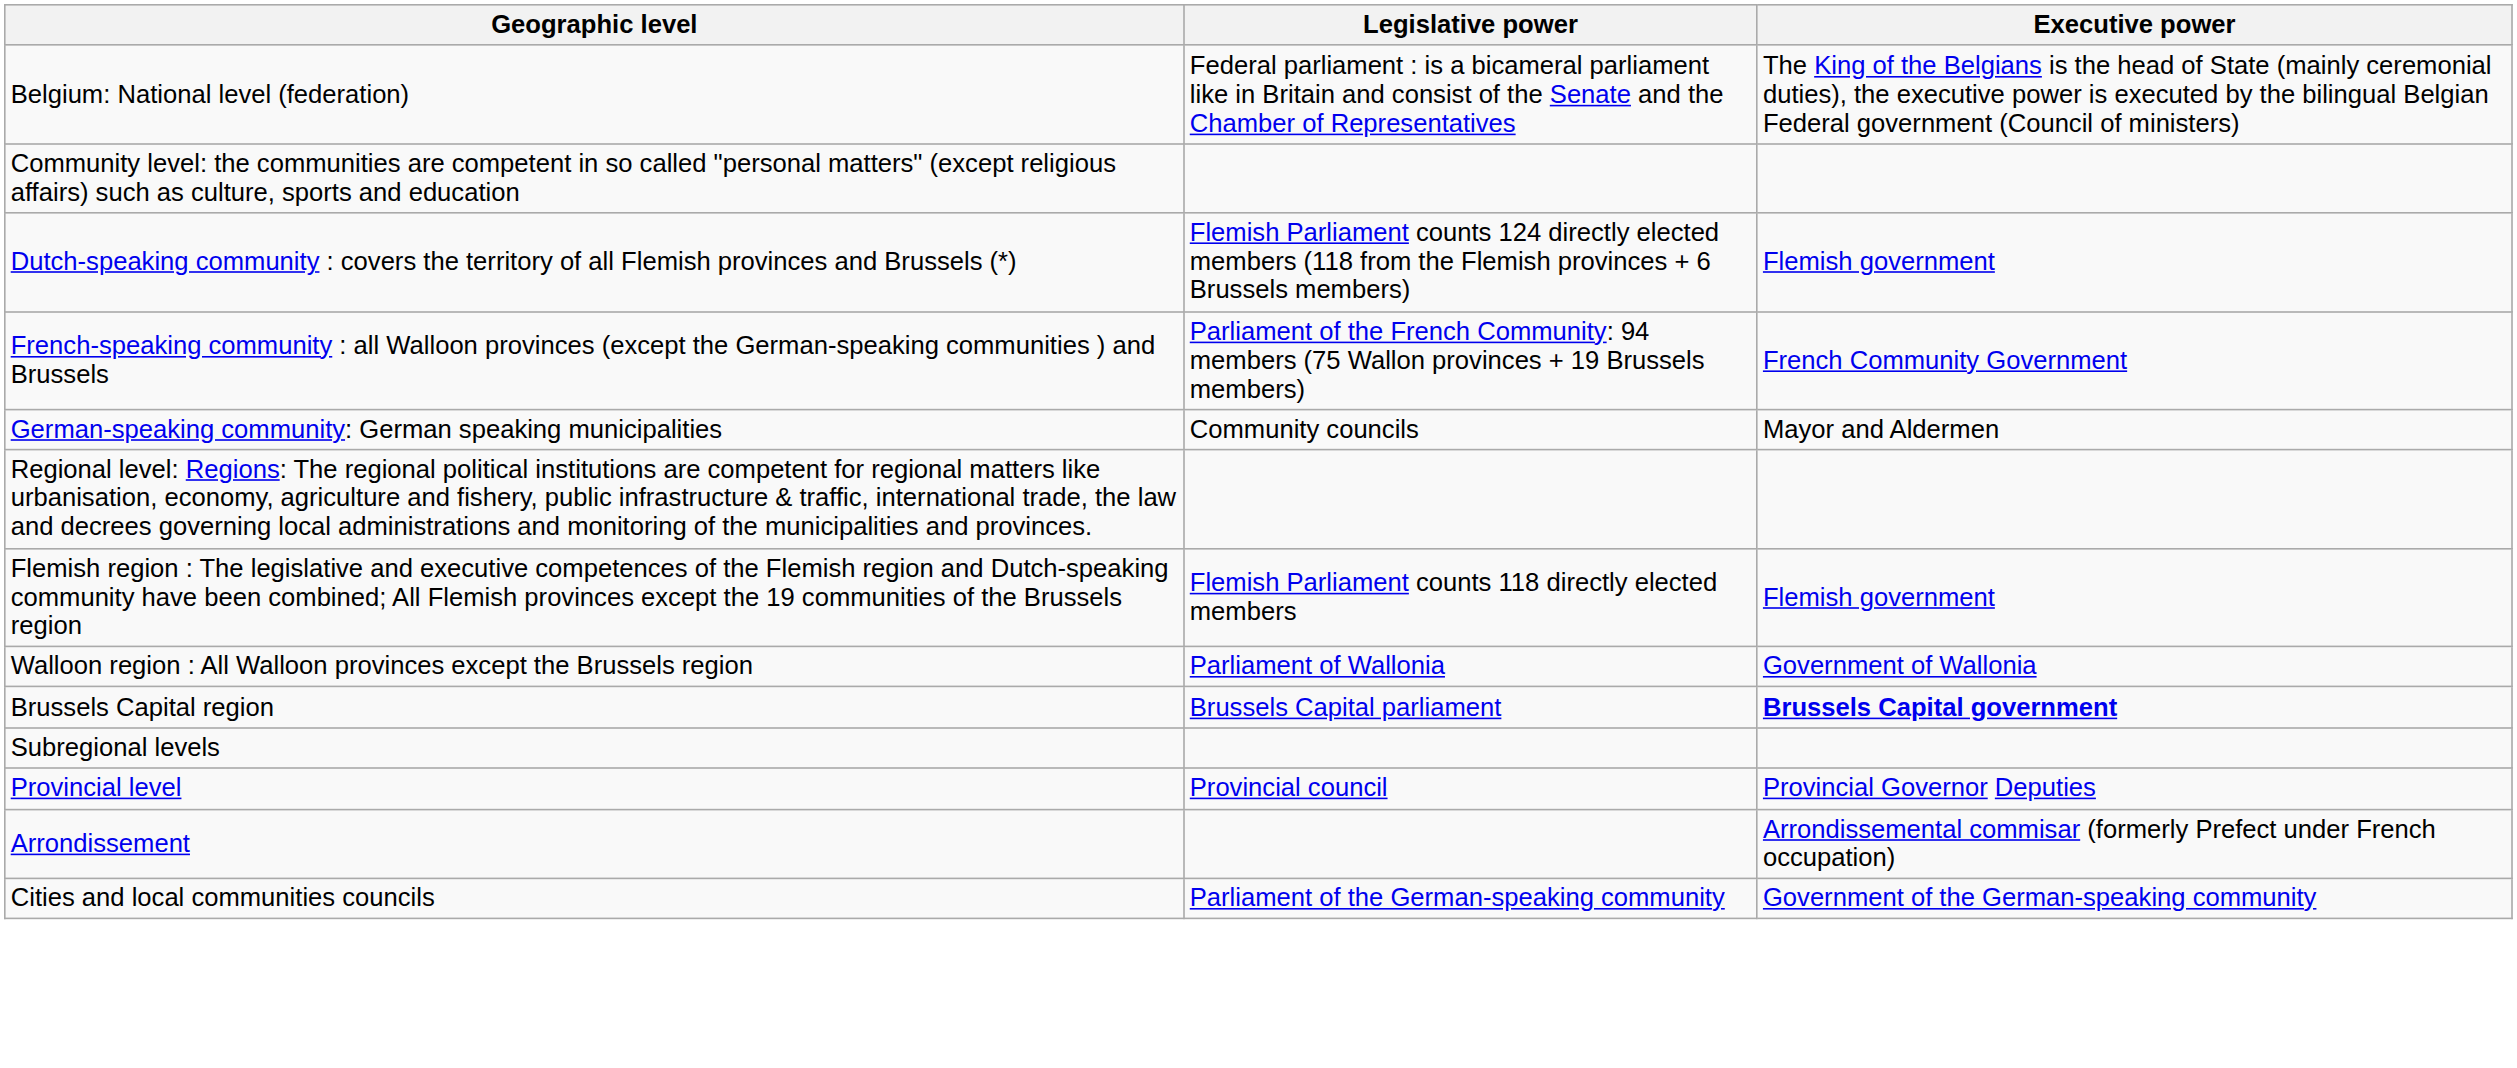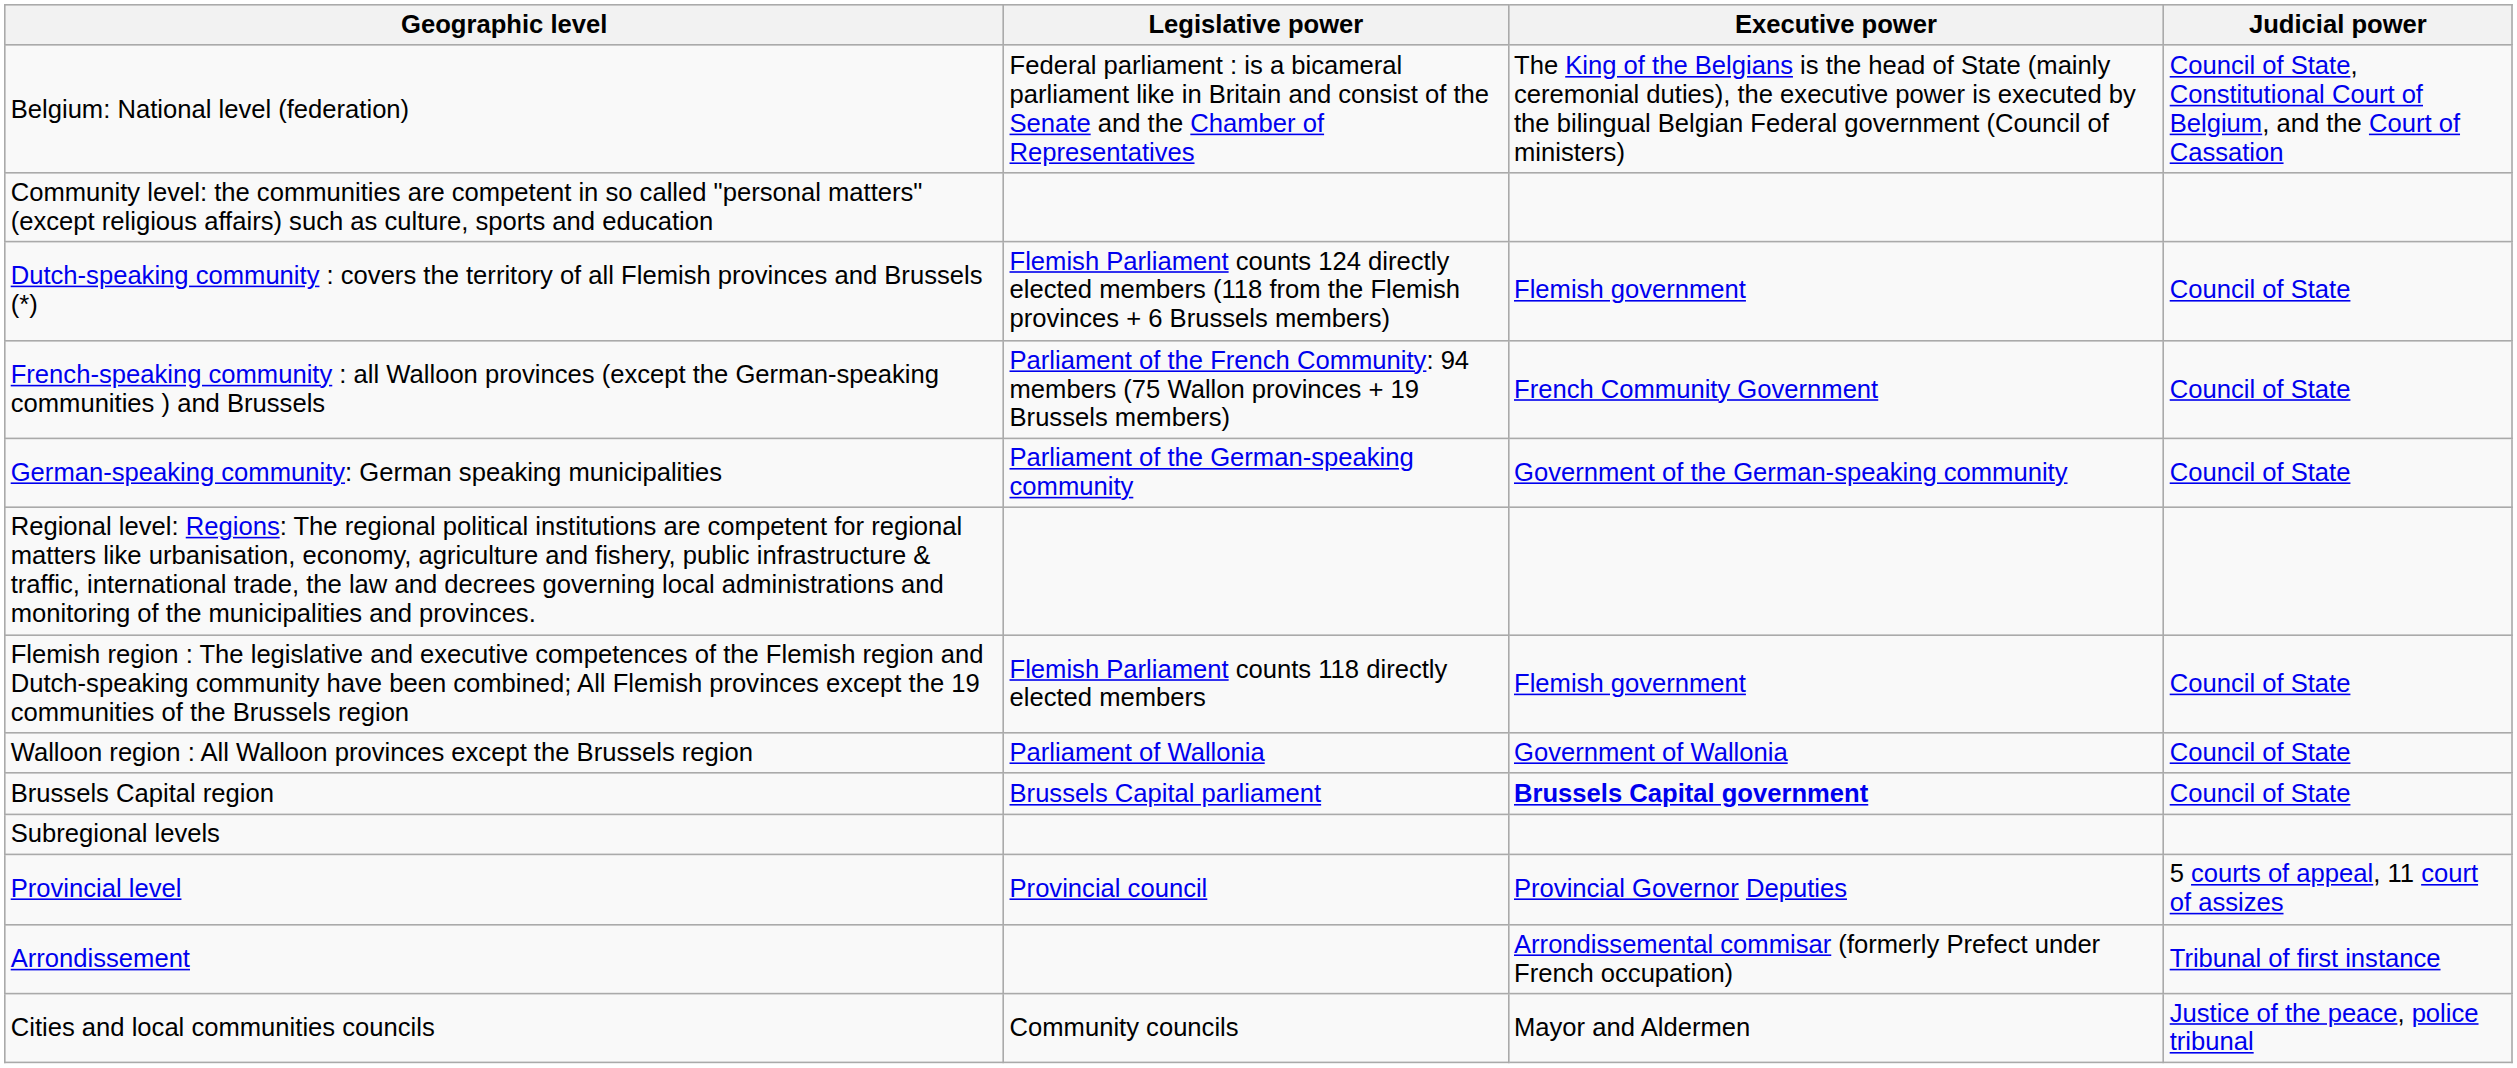+ column: (2338, 24)
(1304, 429) Community councils -> (1212, 472) Parliament of the German-speaking community
(1881, 429) Mayor and Aldermen -> (1791, 472) Government of the German-speaking community
(1457, 898) Parliament of the German-speaking community -> (1124, 1027) Community councils
(2040, 898) Government of the German-speaking community -> (1632, 1027) Mayor and Aldermen
